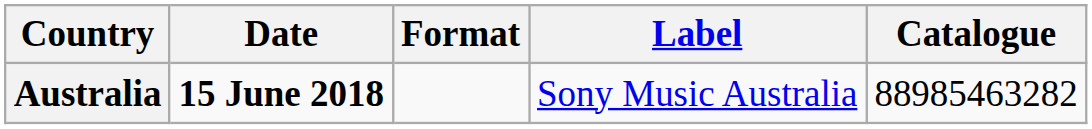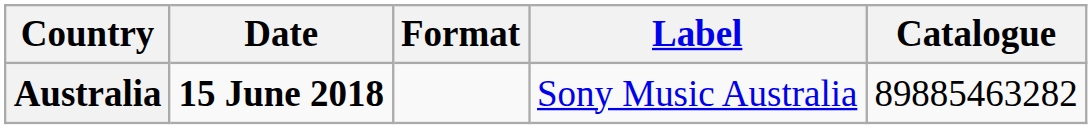(976, 92) 88985463282 -> (976, 92) 89885463282
